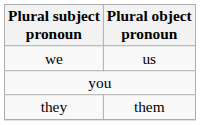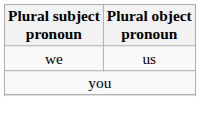- row: (54, 107)
